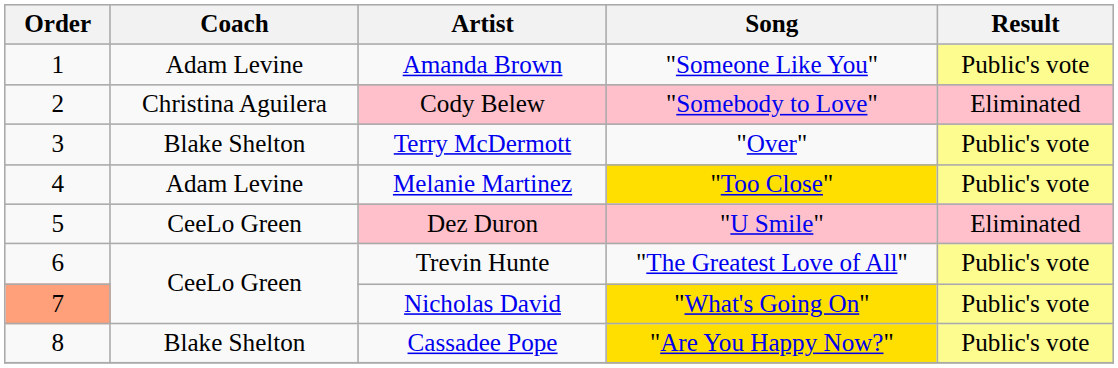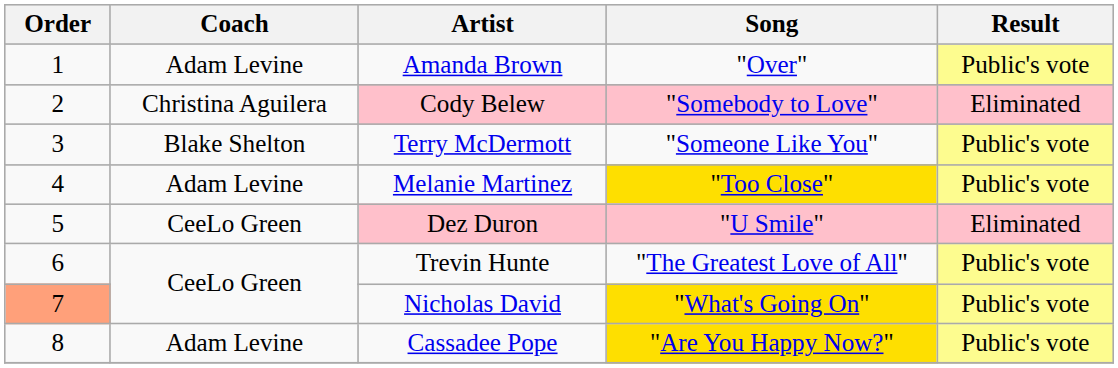(772, 64) "Someone Like You" -> (772, 64) "Over"
(772, 143) "Over" -> (772, 143) "Someone Like You"
(235, 343) Blake Shelton -> (235, 343) Adam Levine
